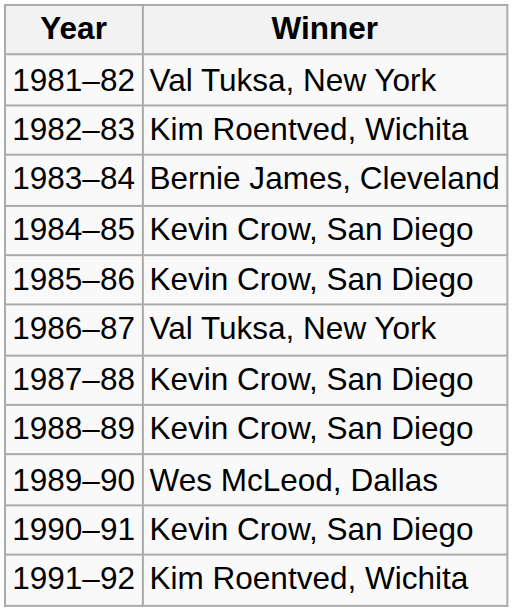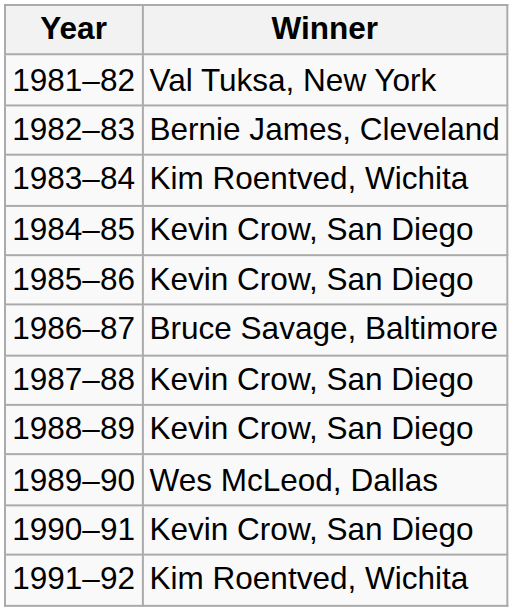(309, 129) Kim Roentved, Wichita -> (325, 129) Bernie James, Cleveland
(325, 179) Bernie James, Cleveland -> (309, 179) Kim Roentved, Wichita
(293, 329) Val Tuksa, New York -> (324, 329) Bruce Savage, Baltimore
